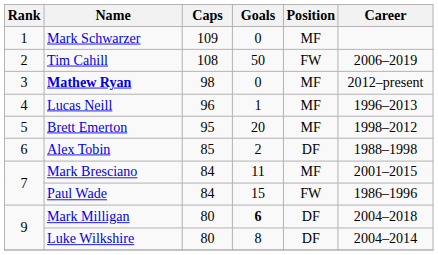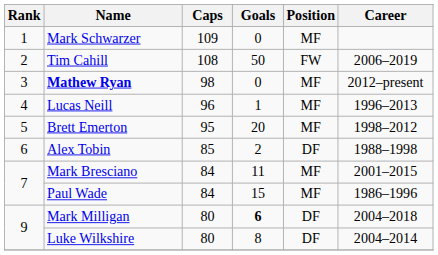(311, 194) FW -> (311, 194) MF
